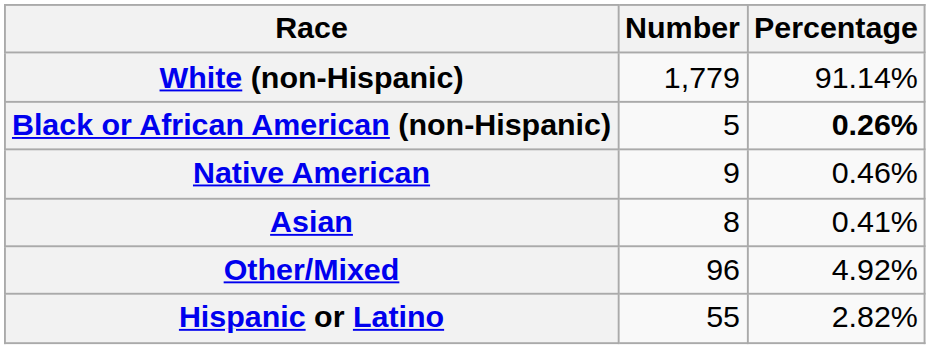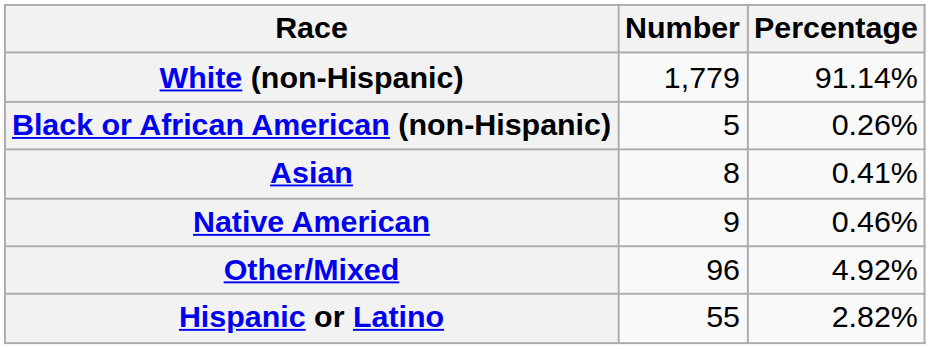(875, 125) bold -> (875, 125) normal
rows swapped: (312, 173) <-> (312, 221)
